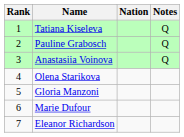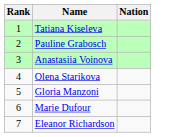- column: (165, 12)
